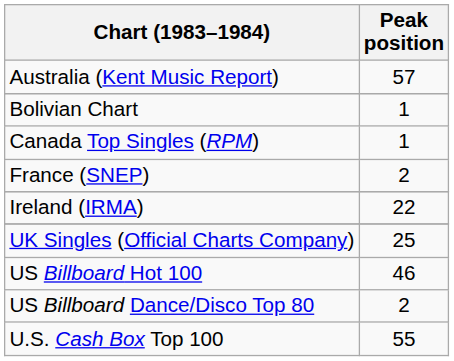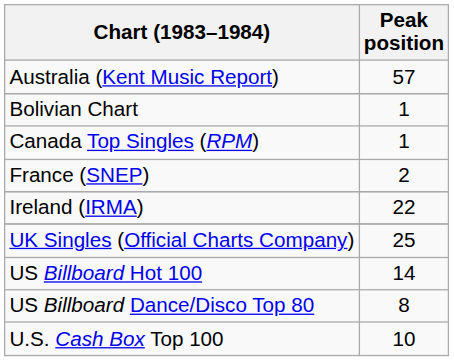(404, 273) 46 -> (404, 273) 14
(404, 305) 2 -> (404, 305) 8
(404, 338) 55 -> (404, 338) 10
